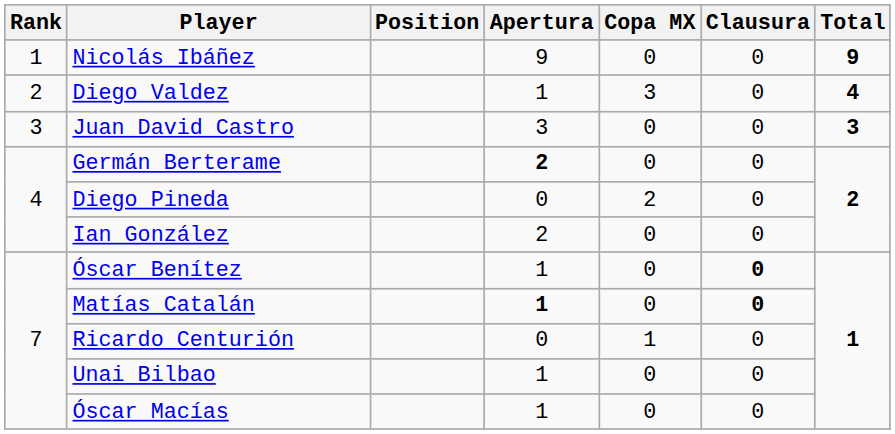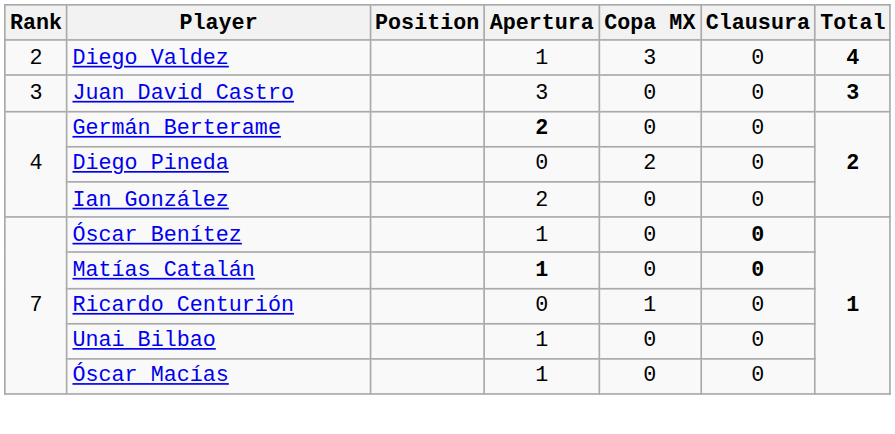- row: (164, 58)
